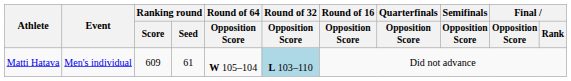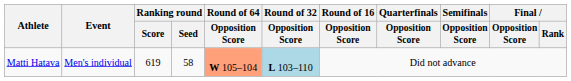(153, 62) 609 -> (153, 62) 619
(188, 62) 61 -> (188, 62) 58
(233, 68) no background -> (233, 68) lightsalmon background
